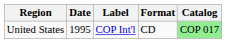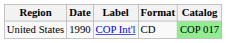(80, 30) 1995 -> (80, 30) 1990
